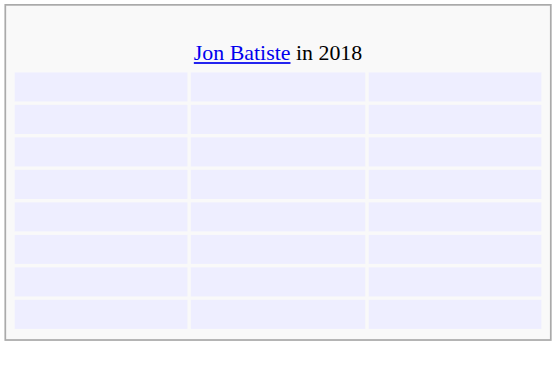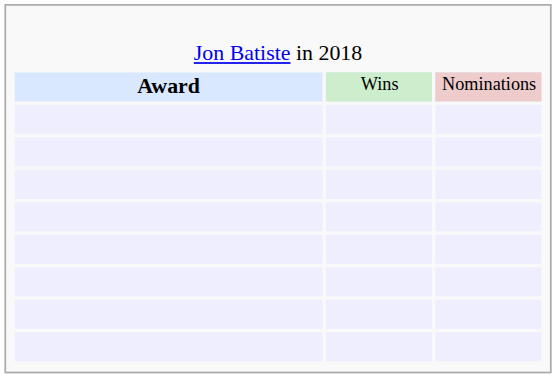+ row: (169, 85)
